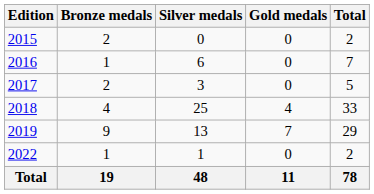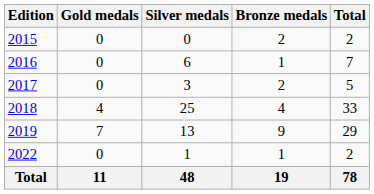columns swapped: (288, 16) <-> (106, 16)
